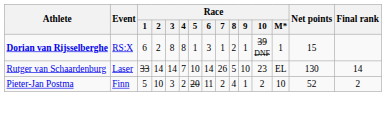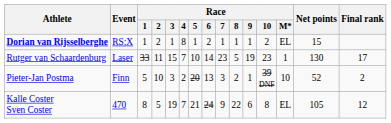(145, 48) 6 -> (145, 42) 1
(172, 48) 8 -> (172, 42) 1
(209, 48) 3 -> (209, 42) 2
(234, 48) 2 -> (236, 42) 1
(262, 48) 39 DNF -> (267, 42) 2
(281, 48) 1 -> (285, 42) EL
(158, 69) 14 -> (158, 58) 11
(172, 69) 14 -> (172, 58) 15
(222, 69) 26 -> (222, 58) 23
(245, 69) 10 -> (250, 58) 19
(281, 69) EL -> (285, 58) 1
(358, 69) 14 -> (362, 58) 17
(209, 84) 11 -> (209, 79) 13
(222, 84) 2 -> (222, 79) 3
(234, 84) 4 -> (236, 79) 2
(262, 84) 2 -> (267, 79) 39 DNF
+ row: (30, 105)
